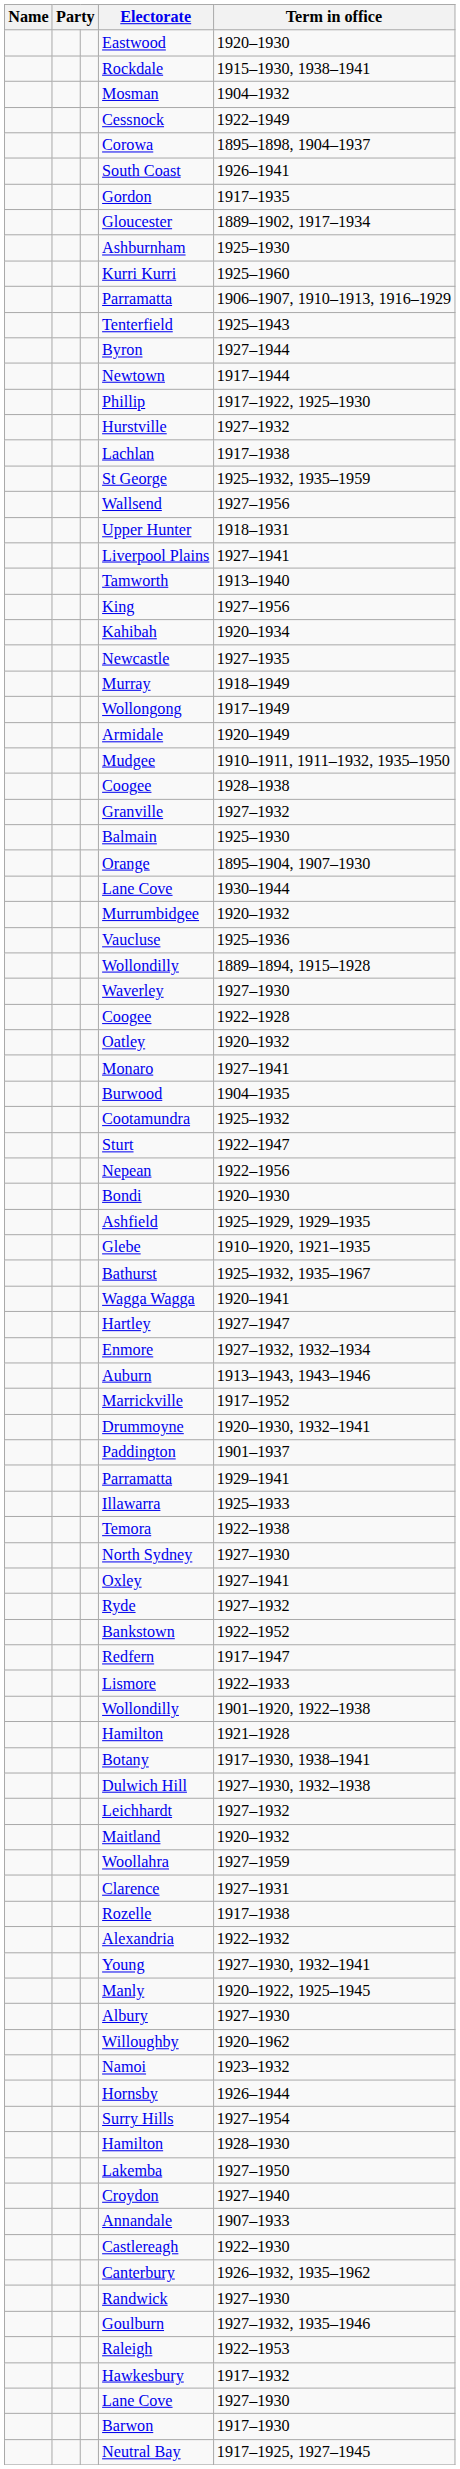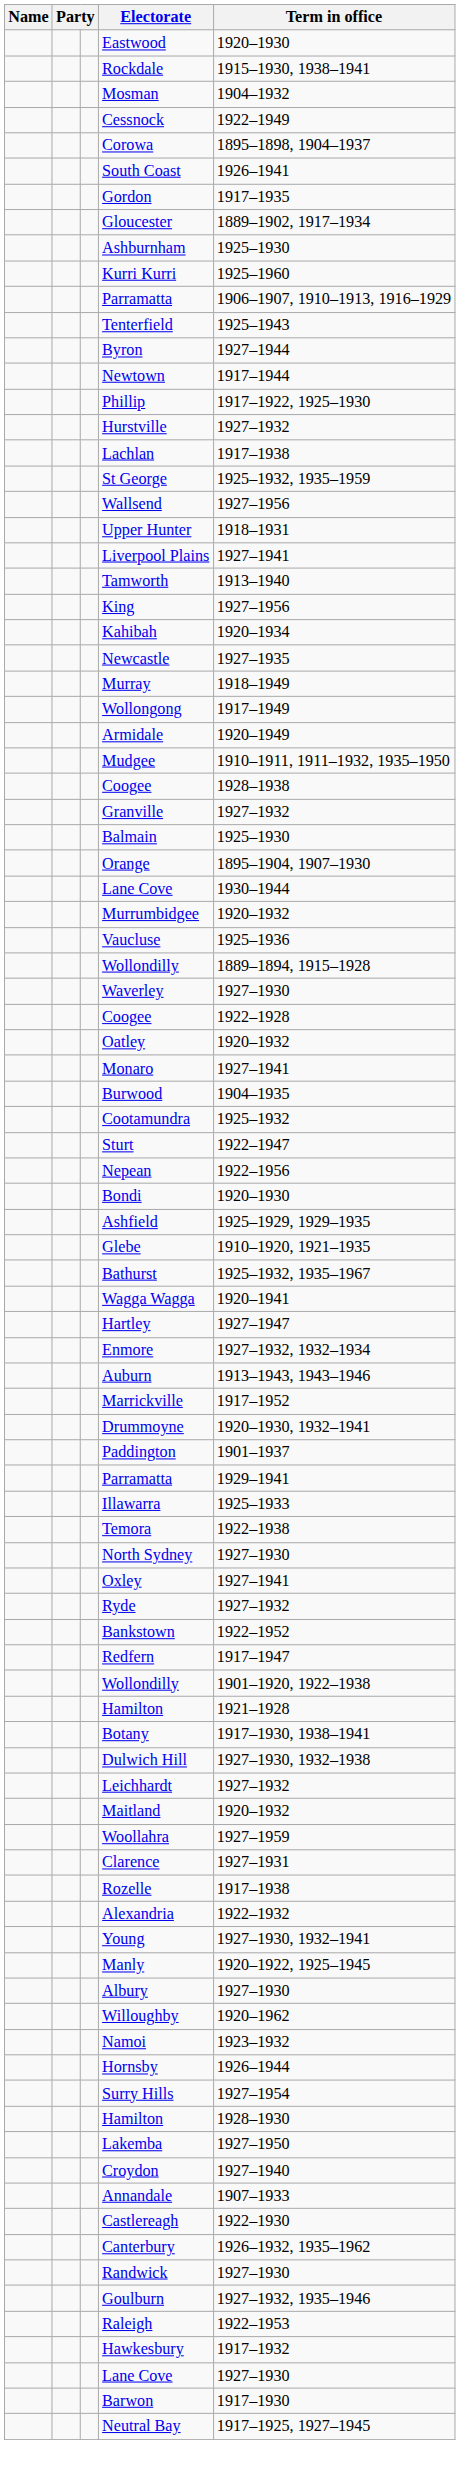- row: (28, 1683)
